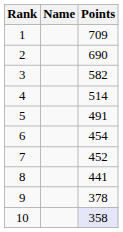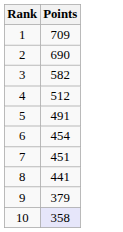- column: (59, 14)
(98, 95) 514 -> (60, 95) 512
(98, 156) 452 -> (60, 156) 451
(98, 197) 378 -> (60, 197) 379
